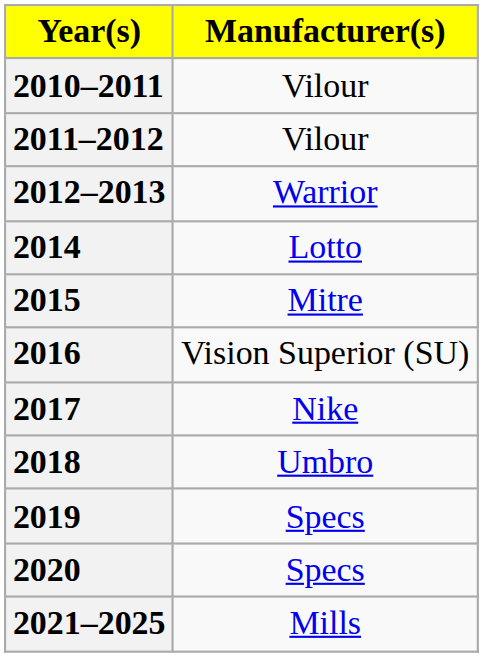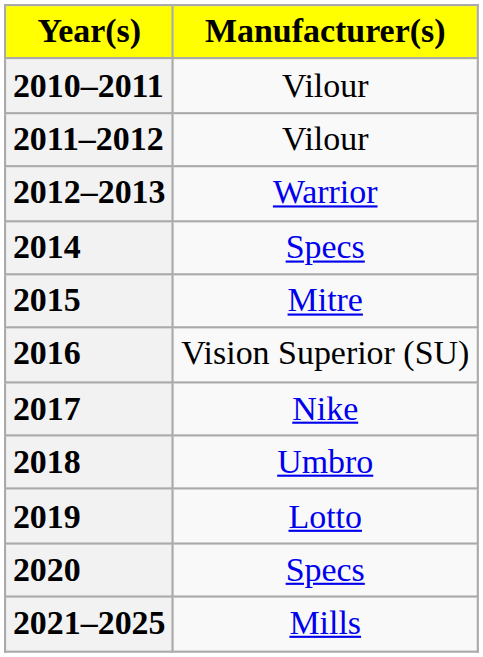(325, 246) Lotto -> (325, 246) Specs
(325, 515) Specs -> (325, 515) Lotto
